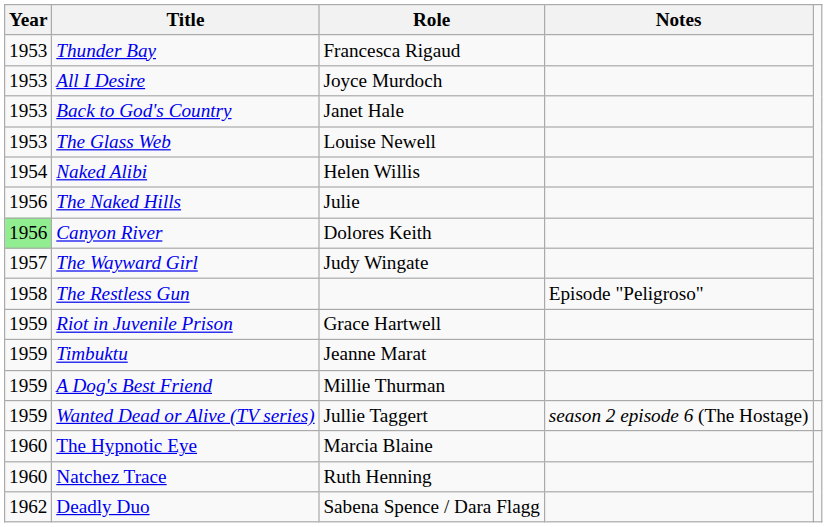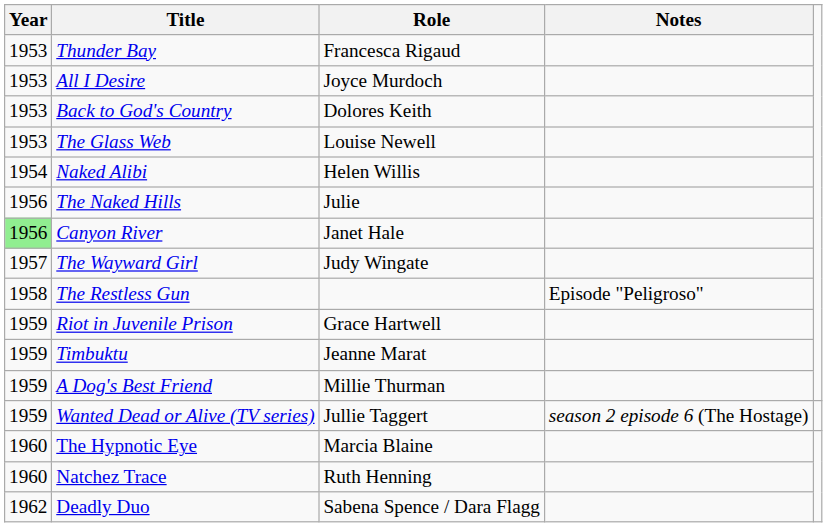(364, 111) Janet Hale -> (378, 111) Dolores Keith
(378, 232) Dolores Keith -> (364, 232) Janet Hale
